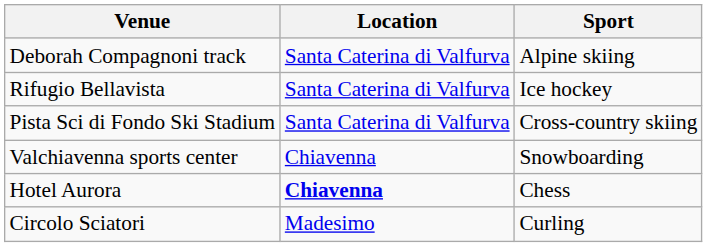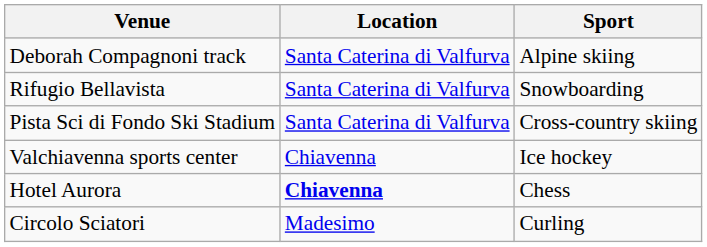(566, 88) Ice hockey -> (581, 88) Snowboarding
(581, 156) Snowboarding -> (566, 156) Ice hockey
